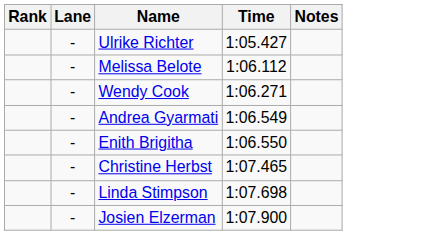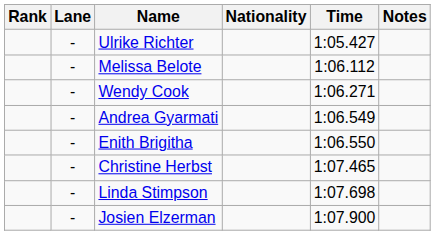+ column: (266, 17)
